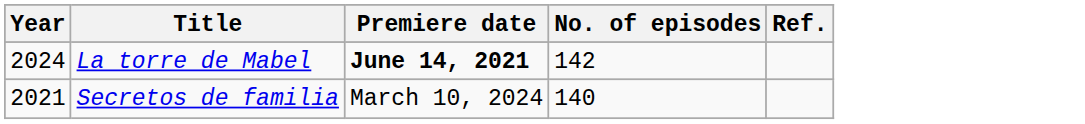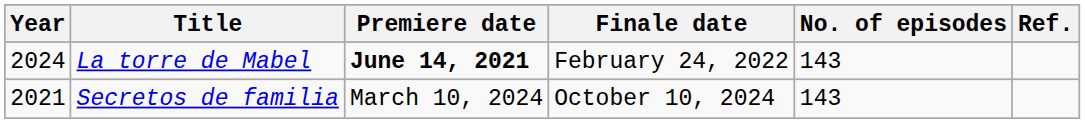+ column: (672, 24)
(575, 61) 142 -> (821, 61) 143
(575, 99) 140 -> (821, 99) 143
